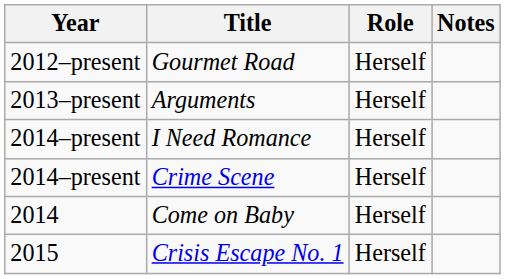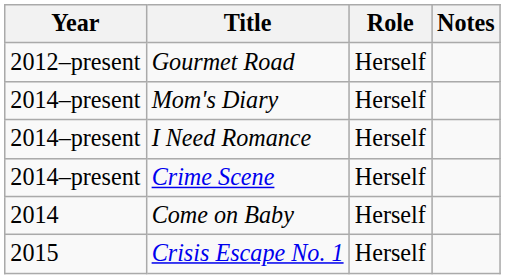- row: (204, 100)
+ row: (215, 100)
